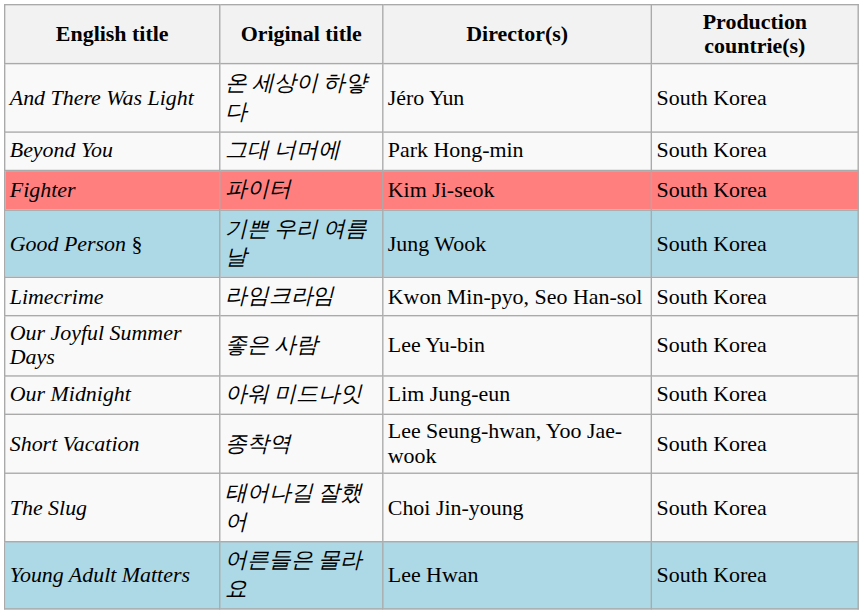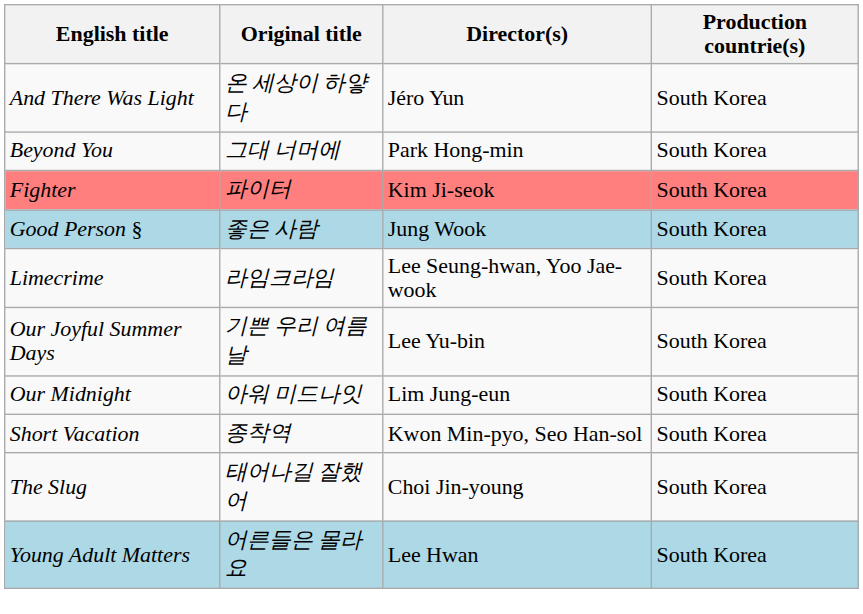(296, 242) 기쁜 우리 여름날 -> (271, 228) 좋은 사람
(515, 296) Kwon Min-pyo, Seo Han-sol -> (505, 277) Lee Seung-hwan, Yoo Jae-wook
(271, 344) 좋은 사람 -> (296, 340) 기쁜 우리 여름날
(505, 443) Lee Seung-hwan, Yoo Jae-wook -> (515, 433) Kwon Min-pyo, Seo Han-sol
